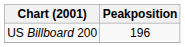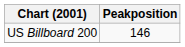(140, 33) 196 -> (140, 33) 146
